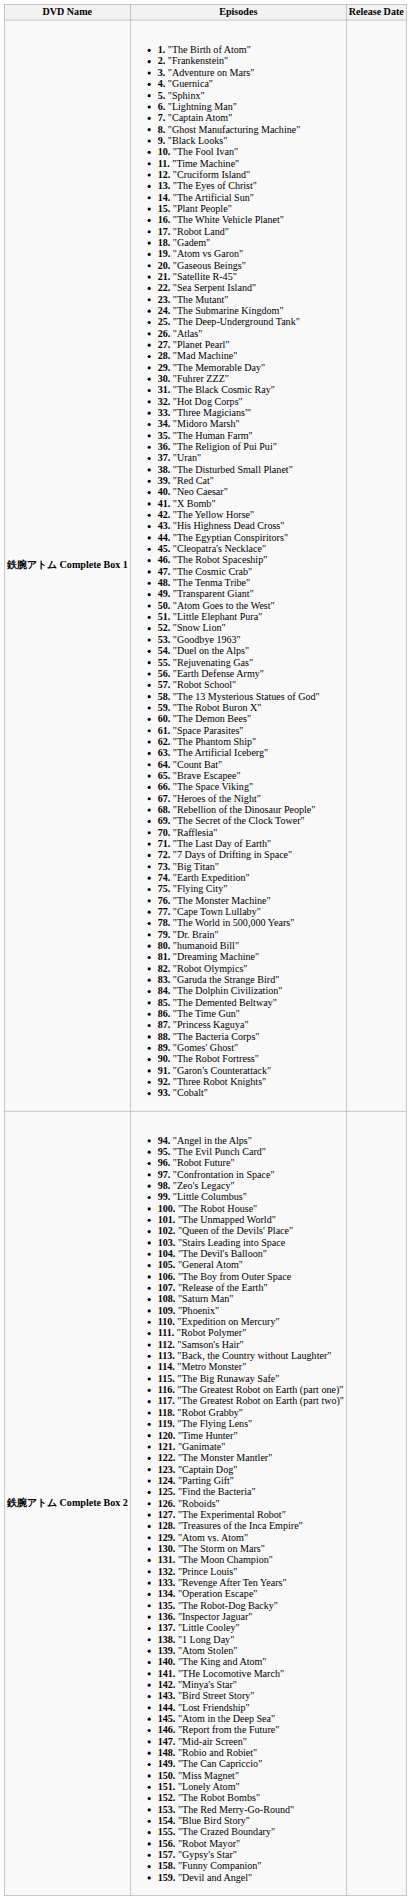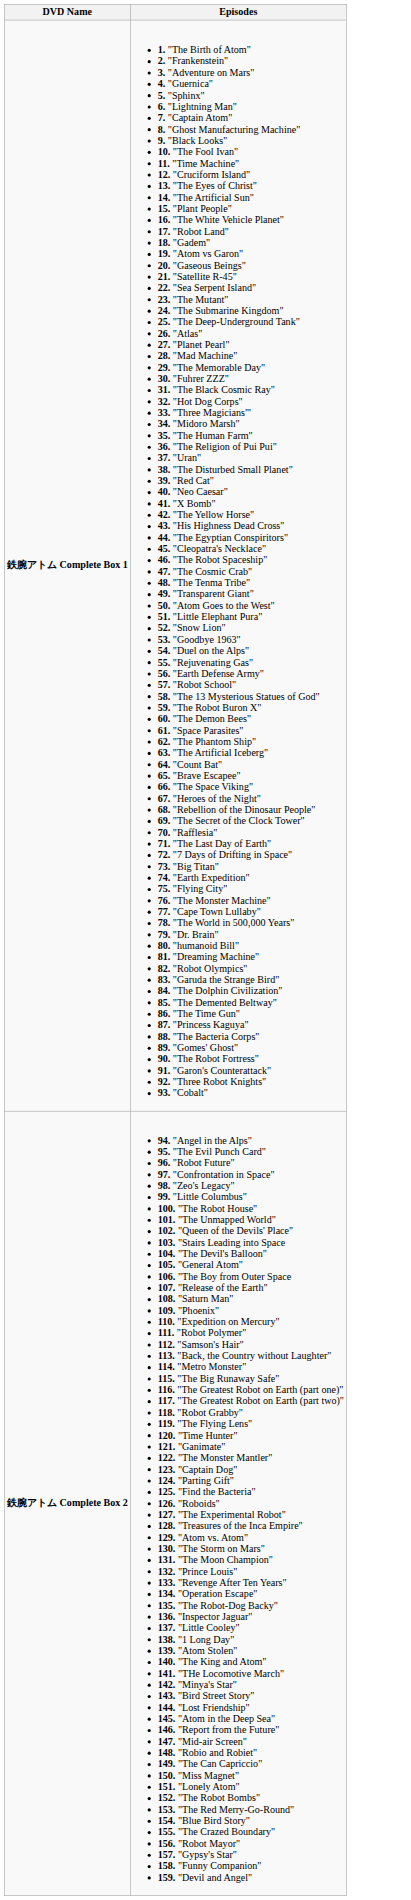- column: (376, 12)
